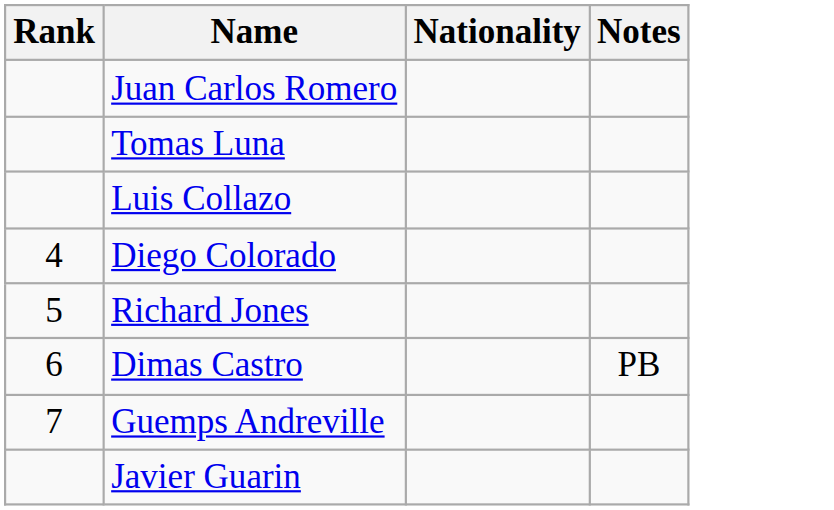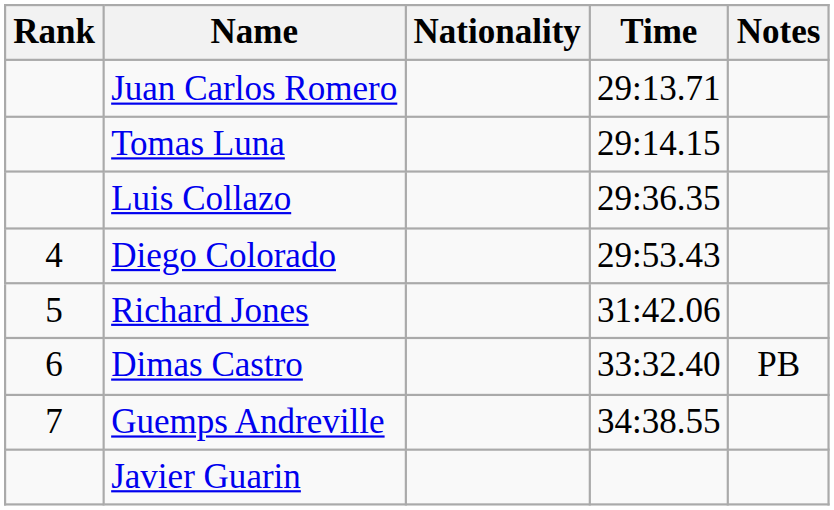+ column: (659, 32)
